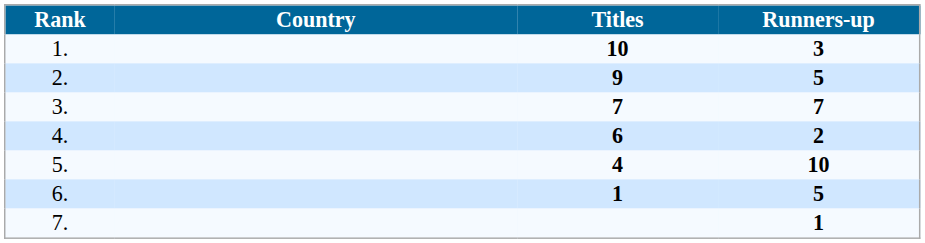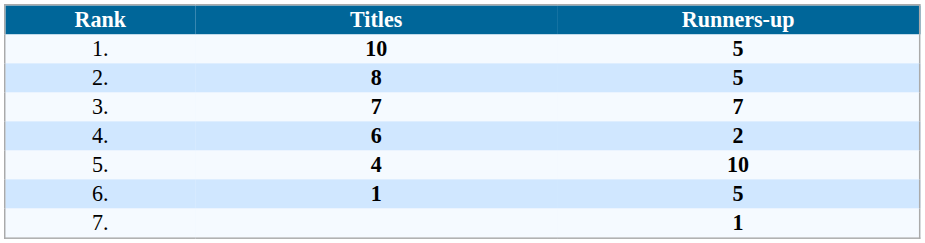- column: (316, 19)
(819, 48) 3 -> (738, 48) 5
(618, 77) 9 -> (376, 77) 8
